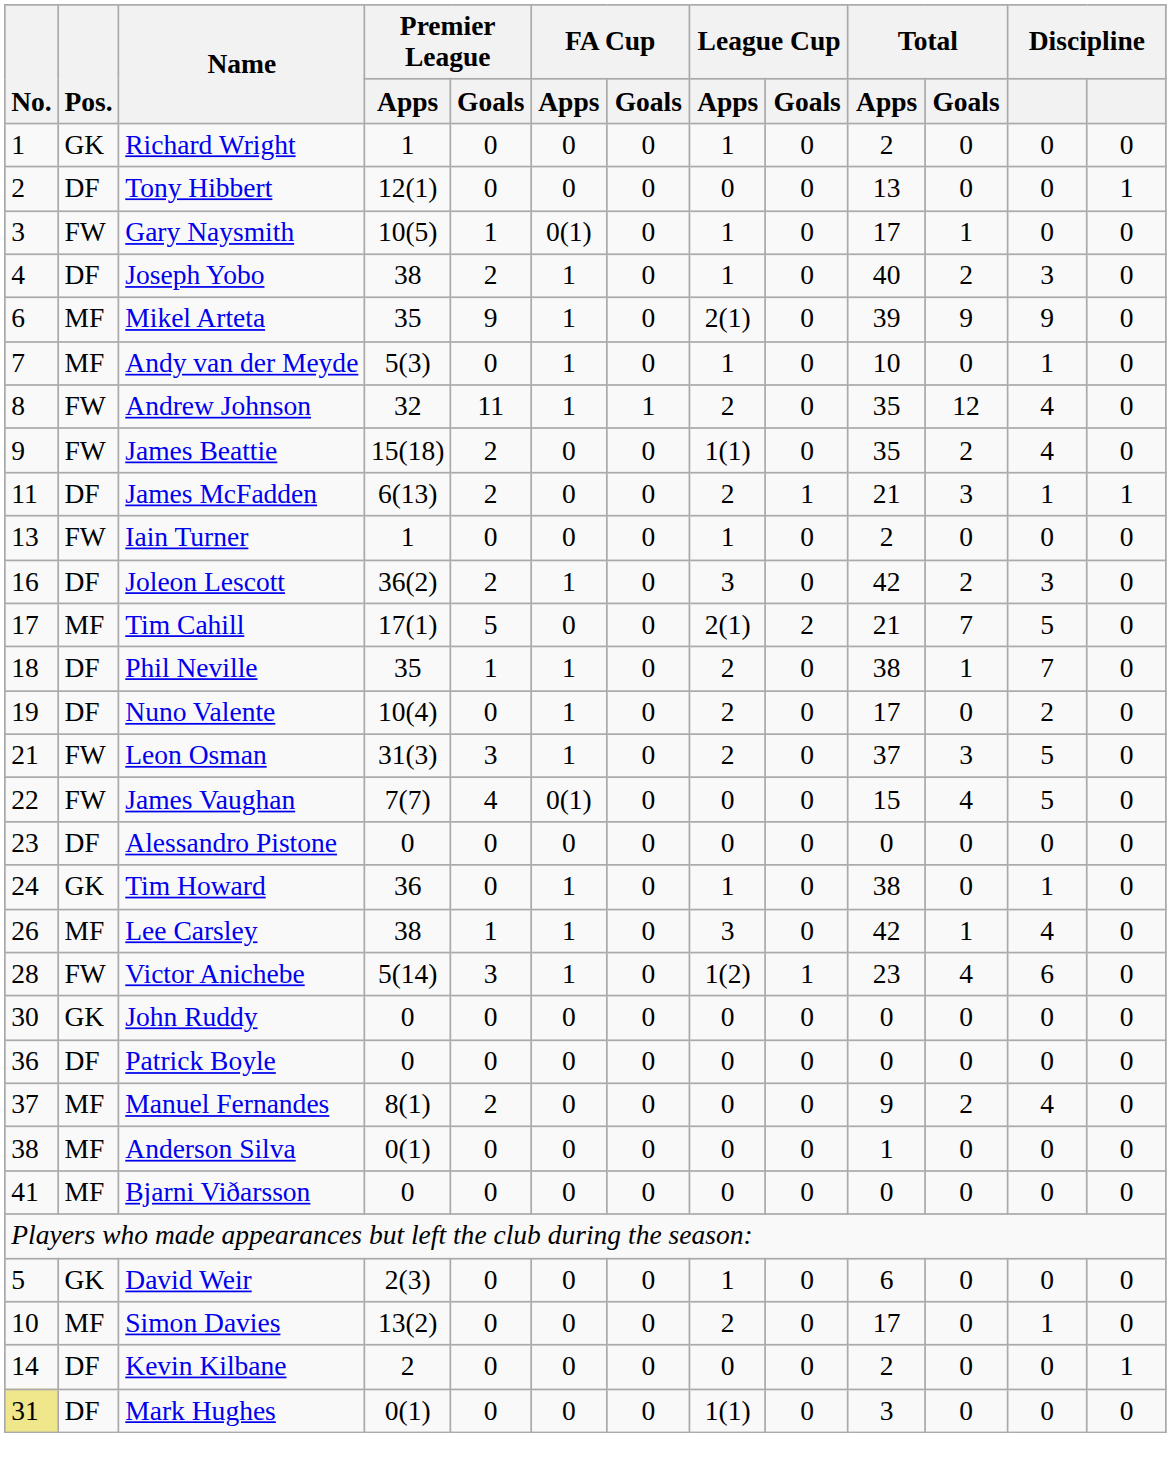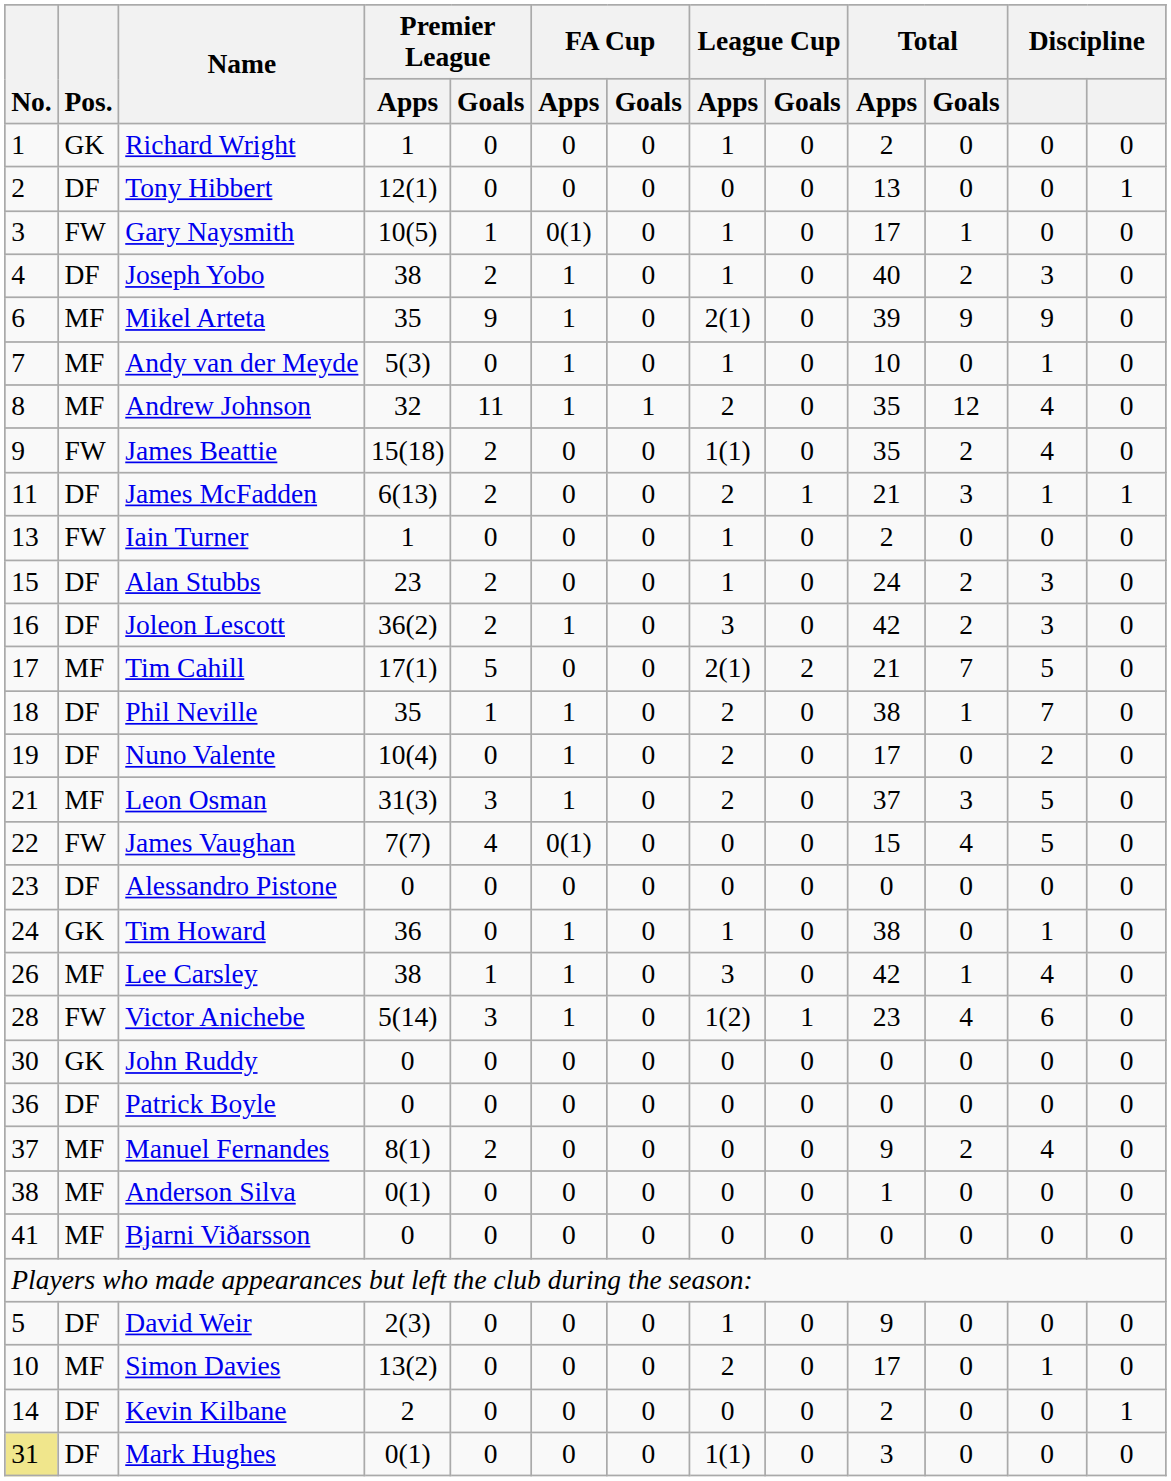(85, 406) FW -> (84, 406) MF
+ row: (193, 581)
(85, 755) FW -> (84, 799) MF
(84, 1279) GK -> (82, 1322) DF
(887, 1279) 6 -> (887, 1322) 9
